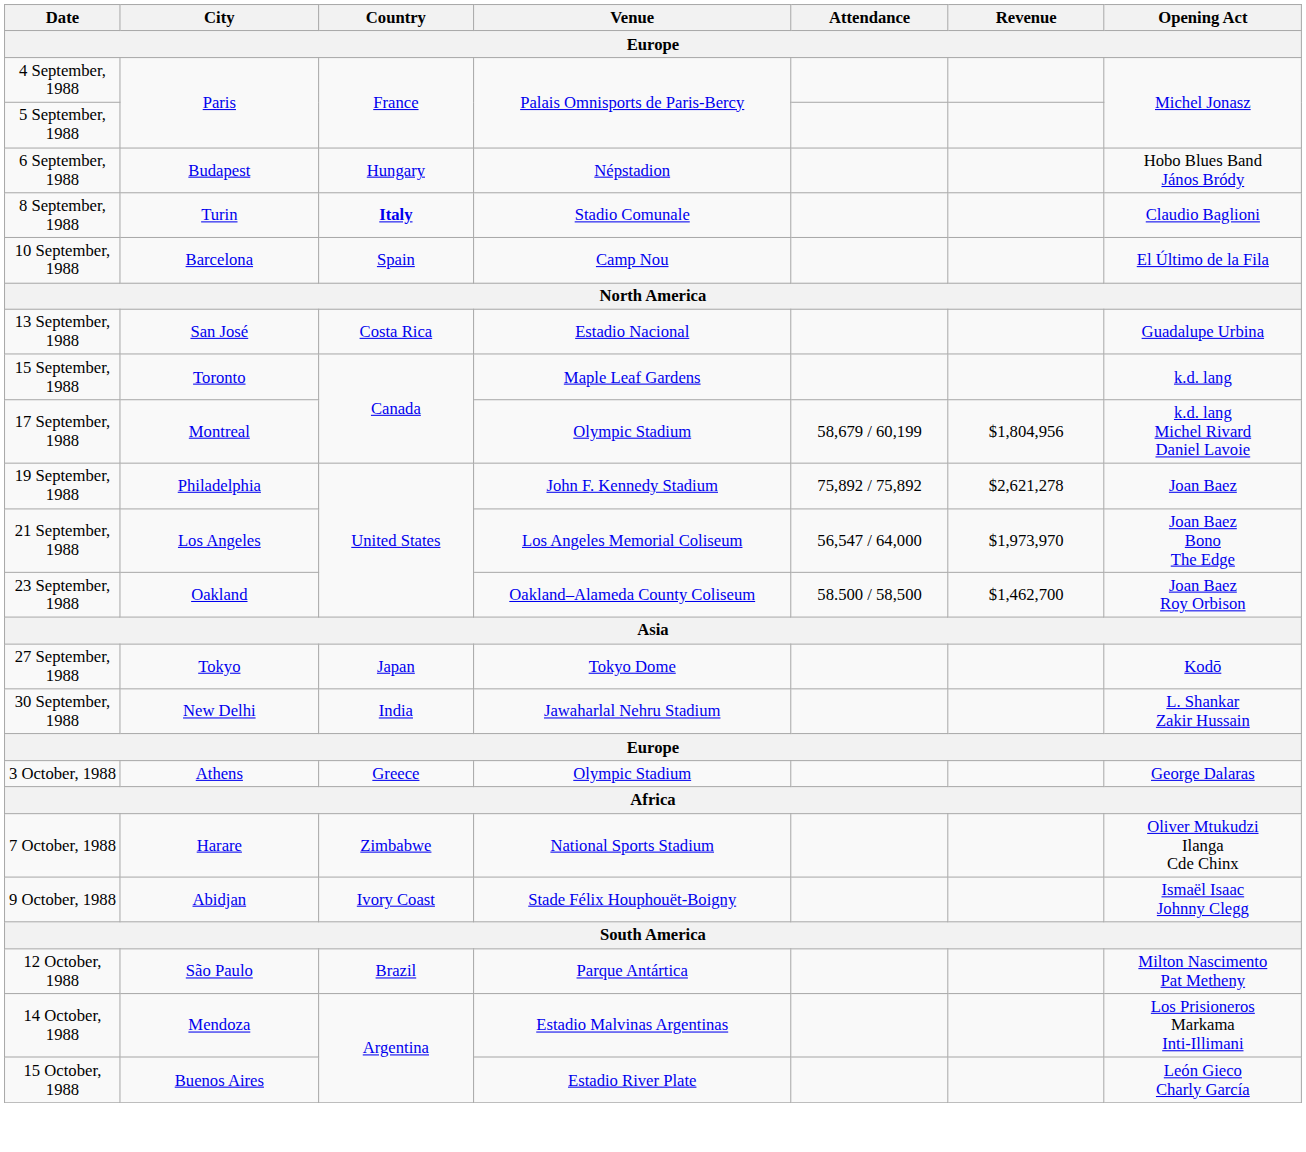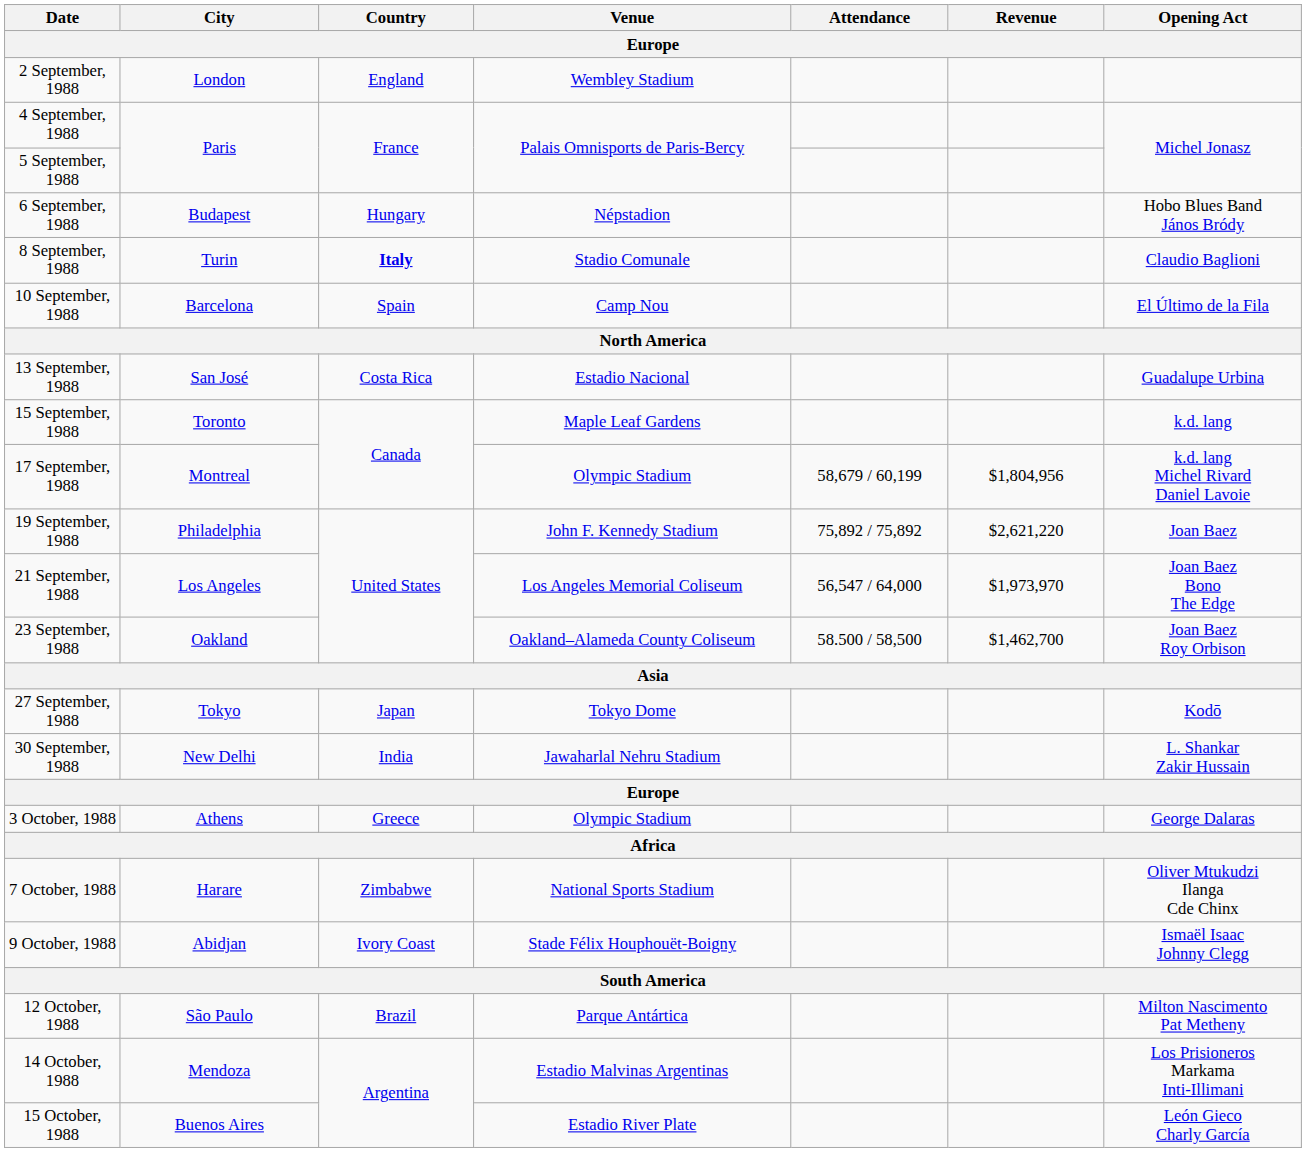+ row: (62, 79)
(1026, 485) $2,621,278 -> (1026, 530) $2,621,220
